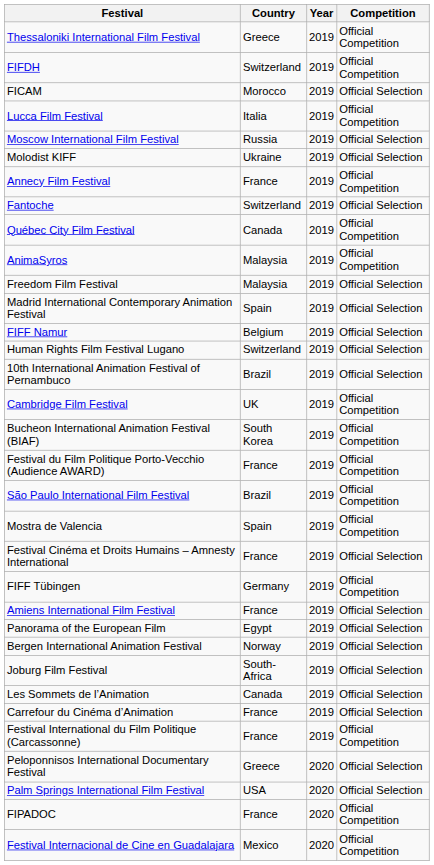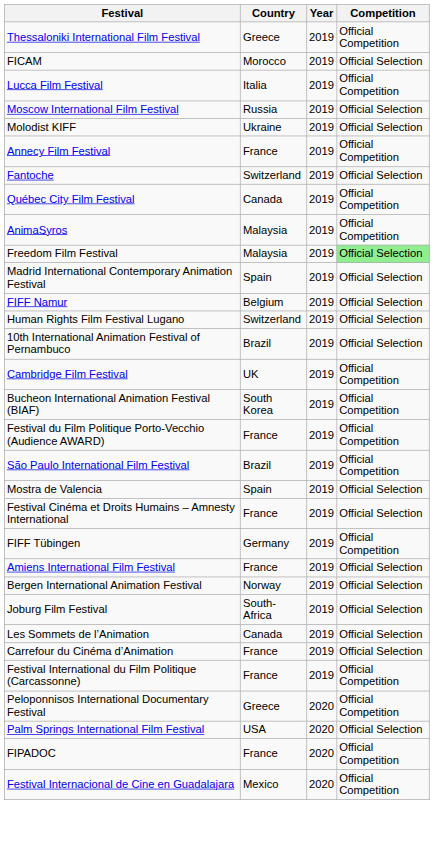- row: (23, 67)
(381, 284) no background -> (381, 254) lightgreen background
(369, 526) Official Competition -> (381, 489) Official Selection
- row: (86, 628)
(381, 766) Official Selection -> (369, 706) Official Competition
